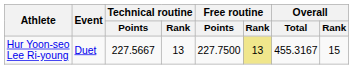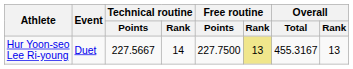(178, 51) 13 -> (178, 51) 14
(334, 51) 15 -> (334, 51) 13
